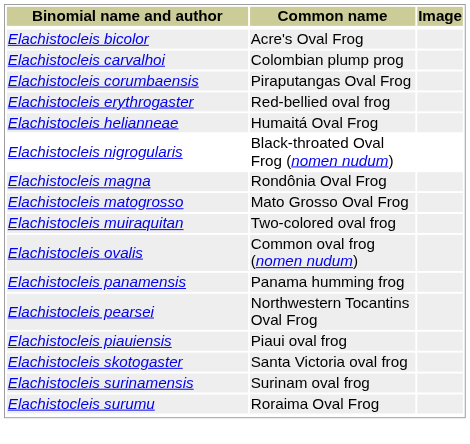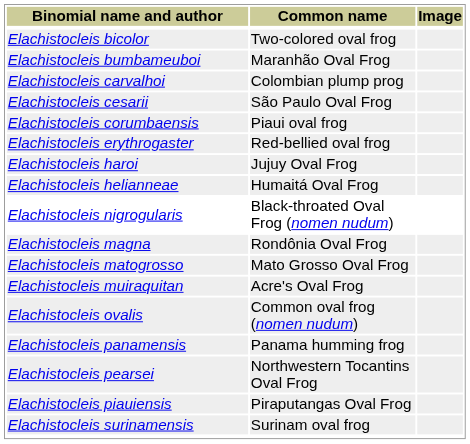(307, 39) Acre's Oval Frog -> (323, 39) Two-colored oval frog
+ row: (104, 60)
+ row: (78, 101)
(331, 80) Piraputangas Oval Frog -> (299, 122) Piaui oval frog
+ row: (73, 164)
(323, 223) Two-colored oval frog -> (307, 286) Acre's Oval Frog
(299, 341) Piaui oval frog -> (331, 403) Piraputangas Oval Frog
- row: (95, 362)
- row: (81, 403)
